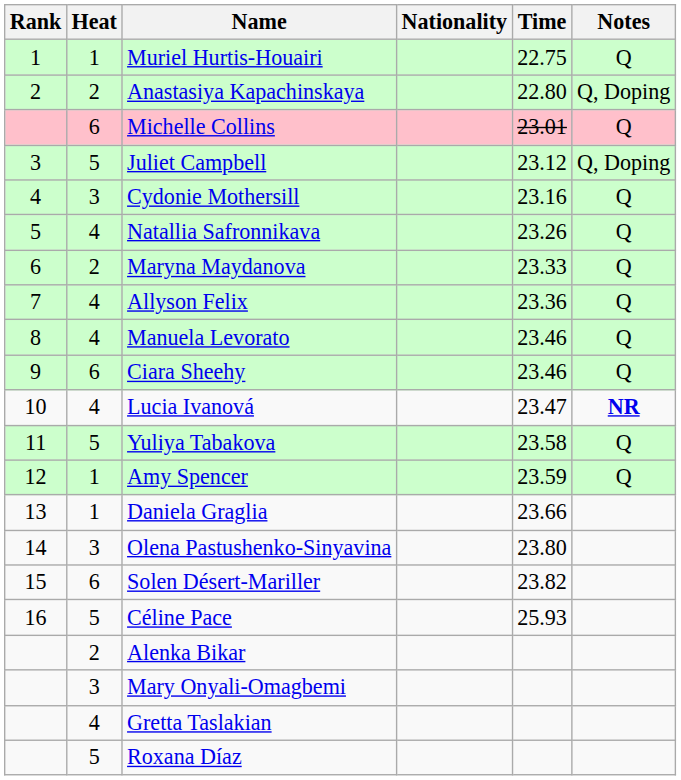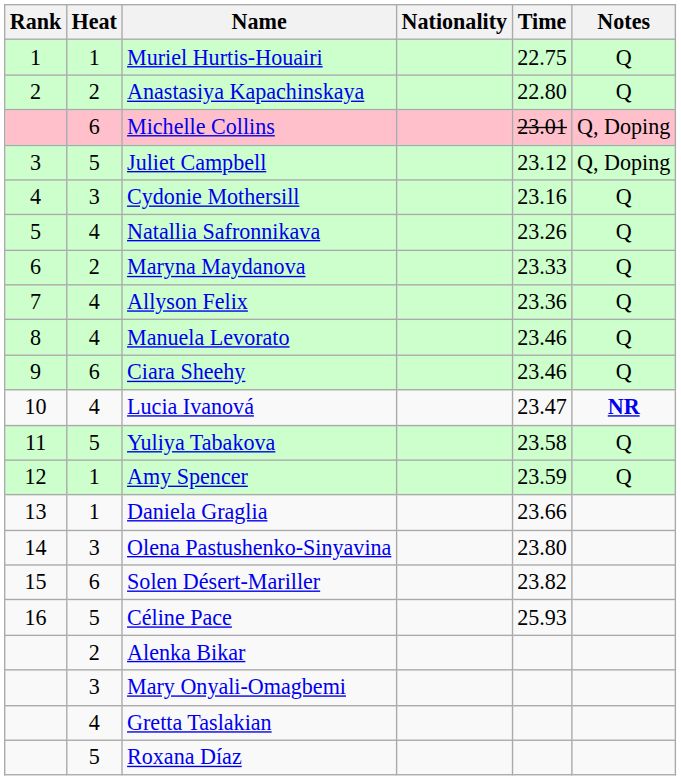(624, 92) Q, Doping -> (624, 92) Q
(624, 127) Q -> (624, 127) Q, Doping
